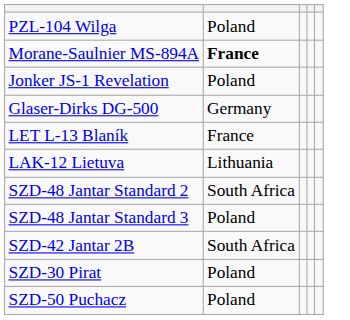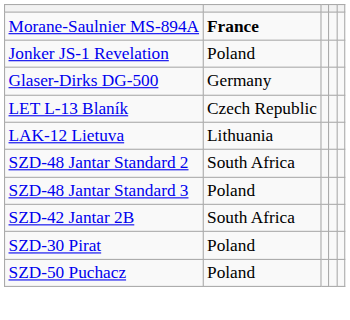- row: (62, 26)
(231, 135) France -> (262, 108) Czech Republic
